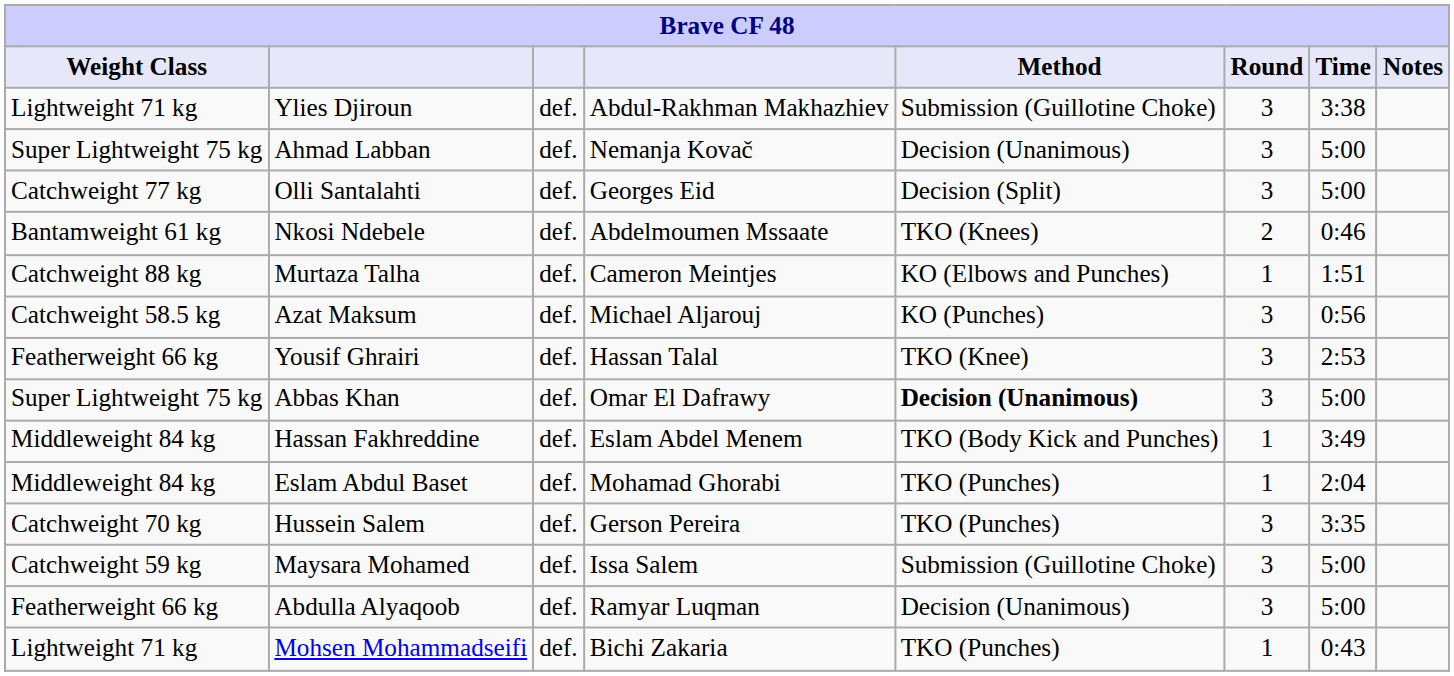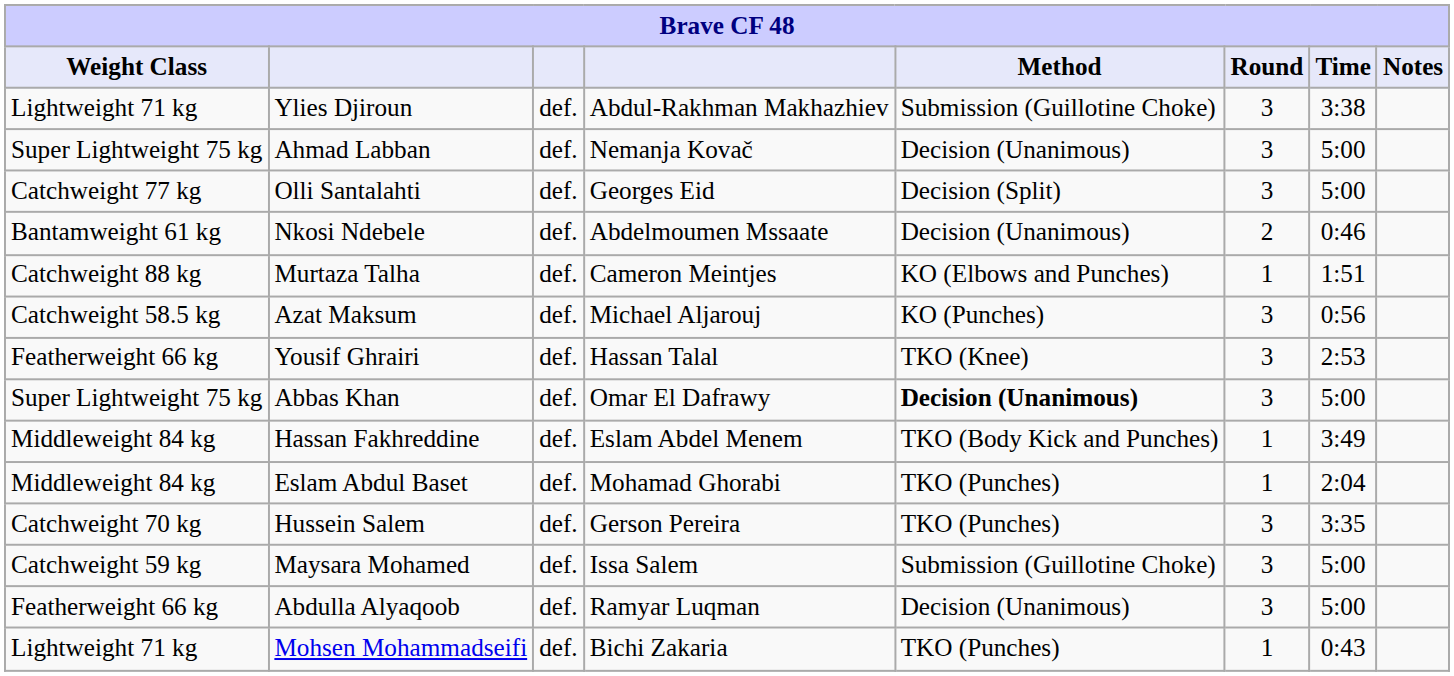(970, 232) TKO (Knees) -> (1015, 232) Decision (Unanimous)
